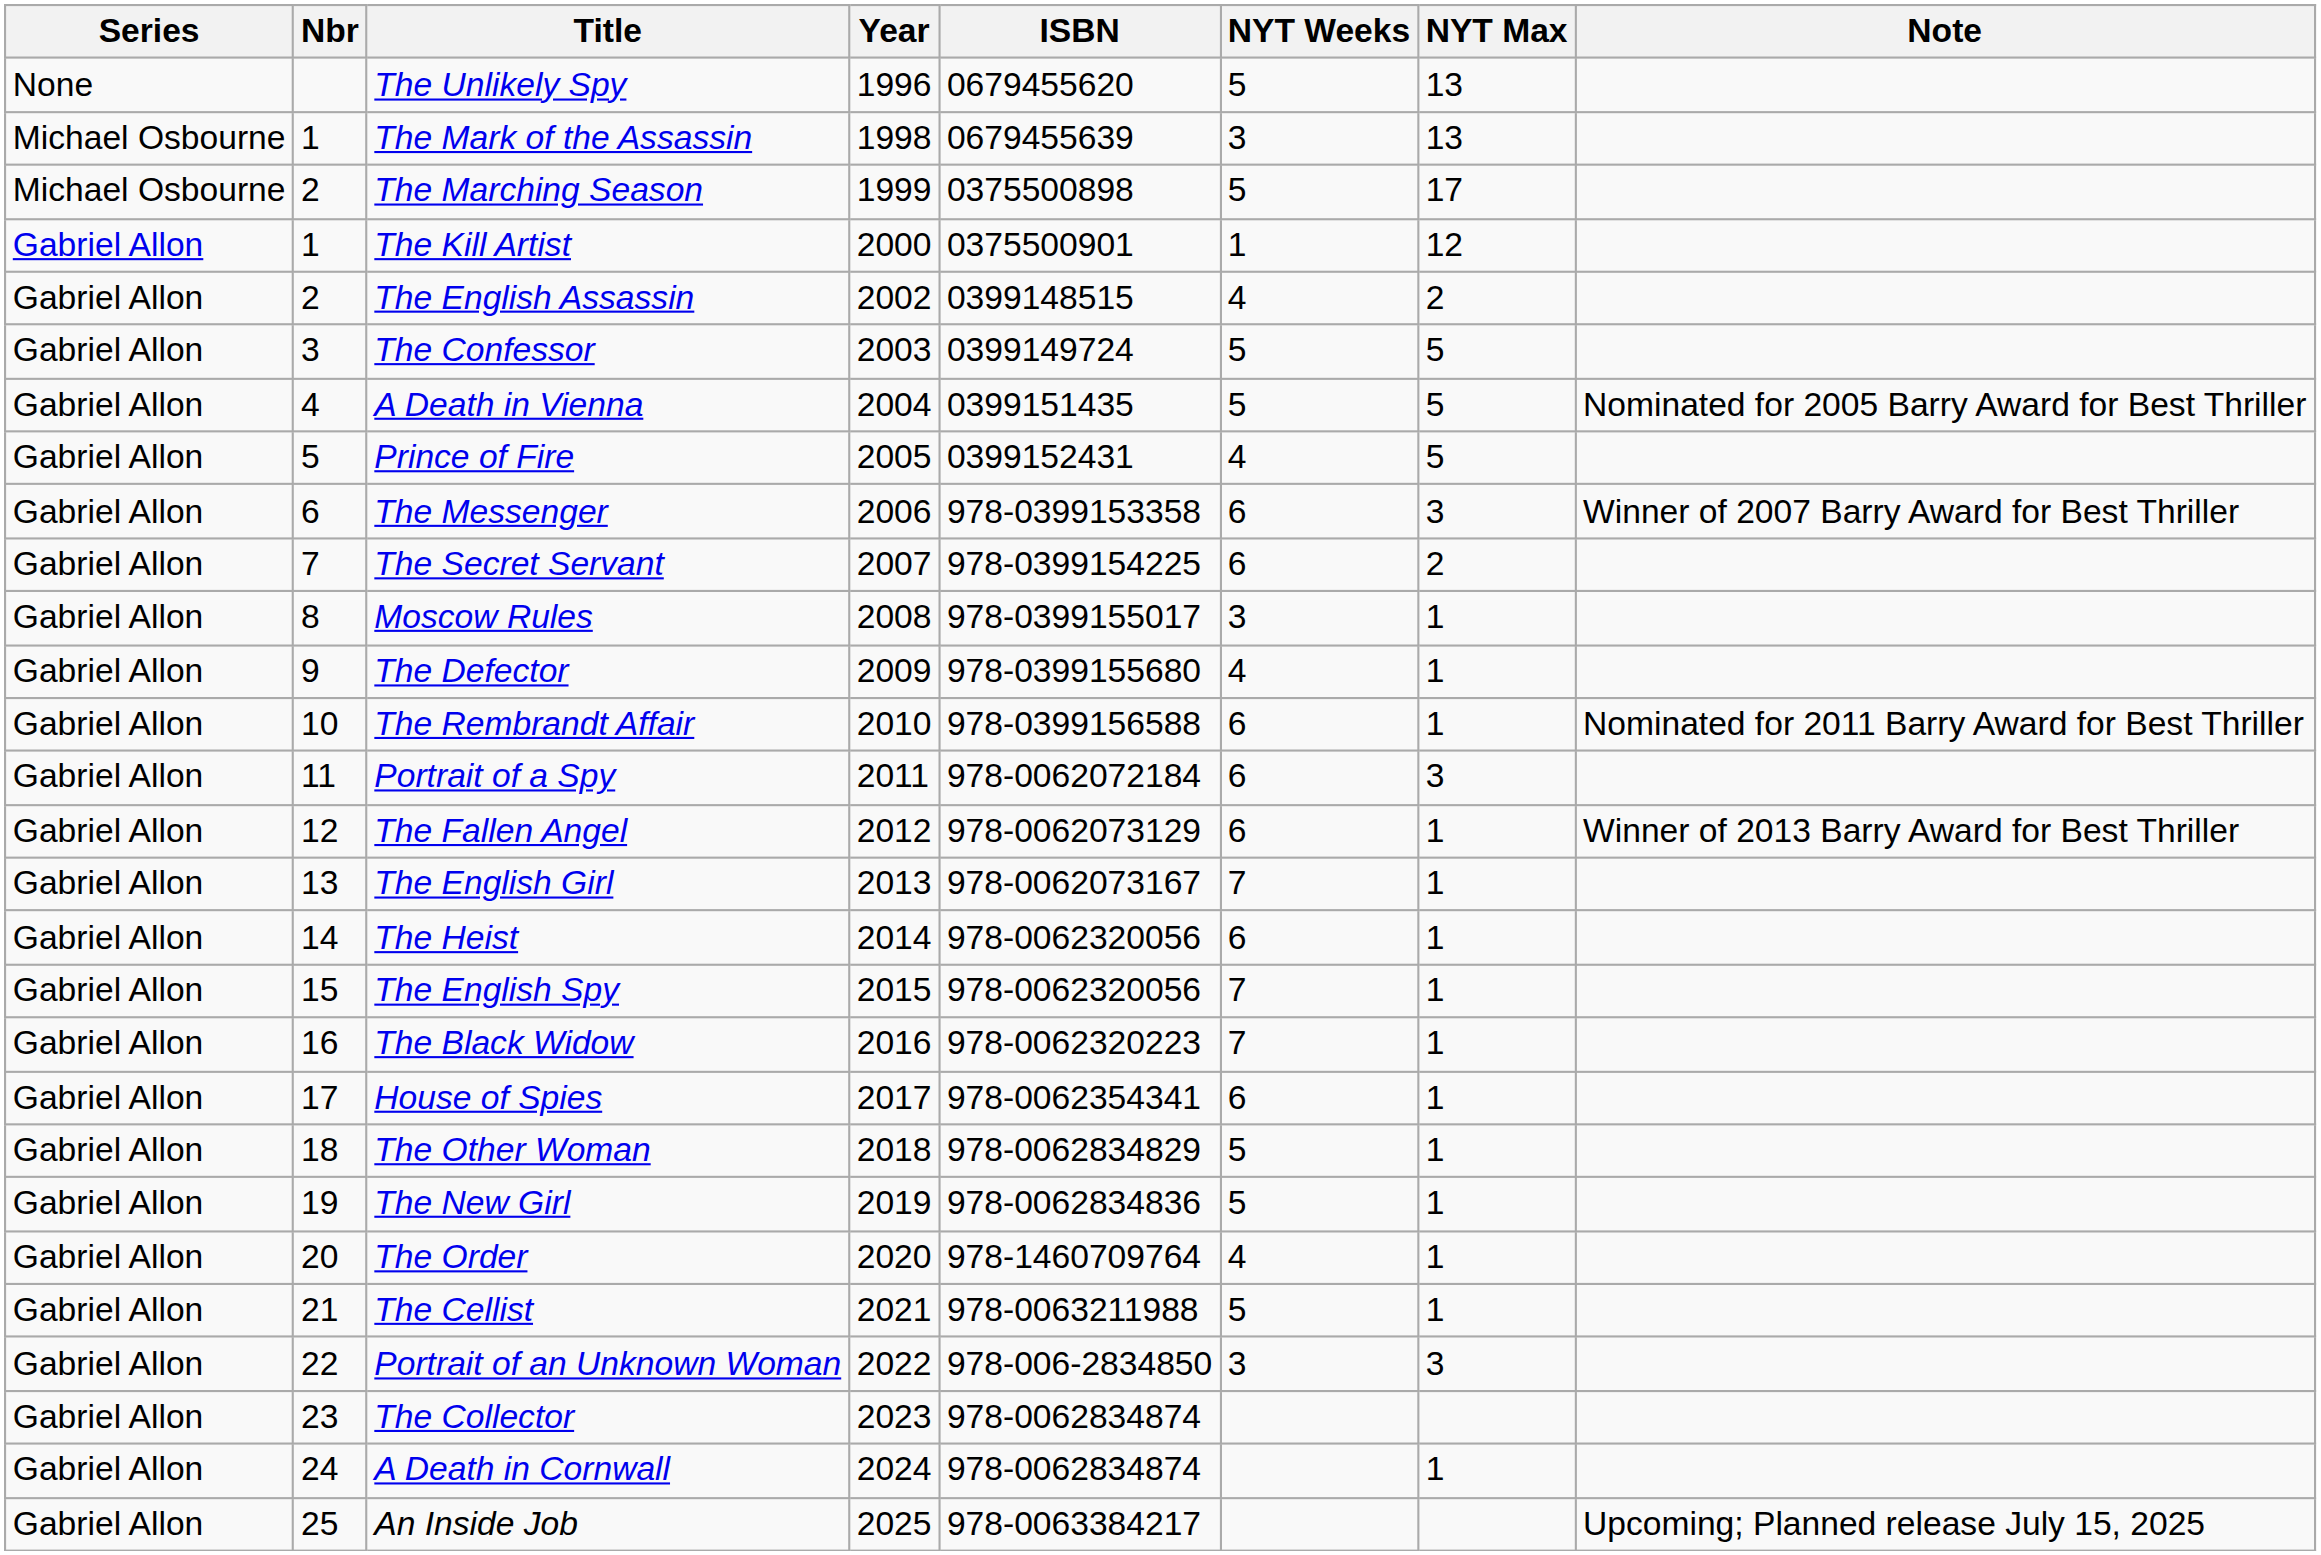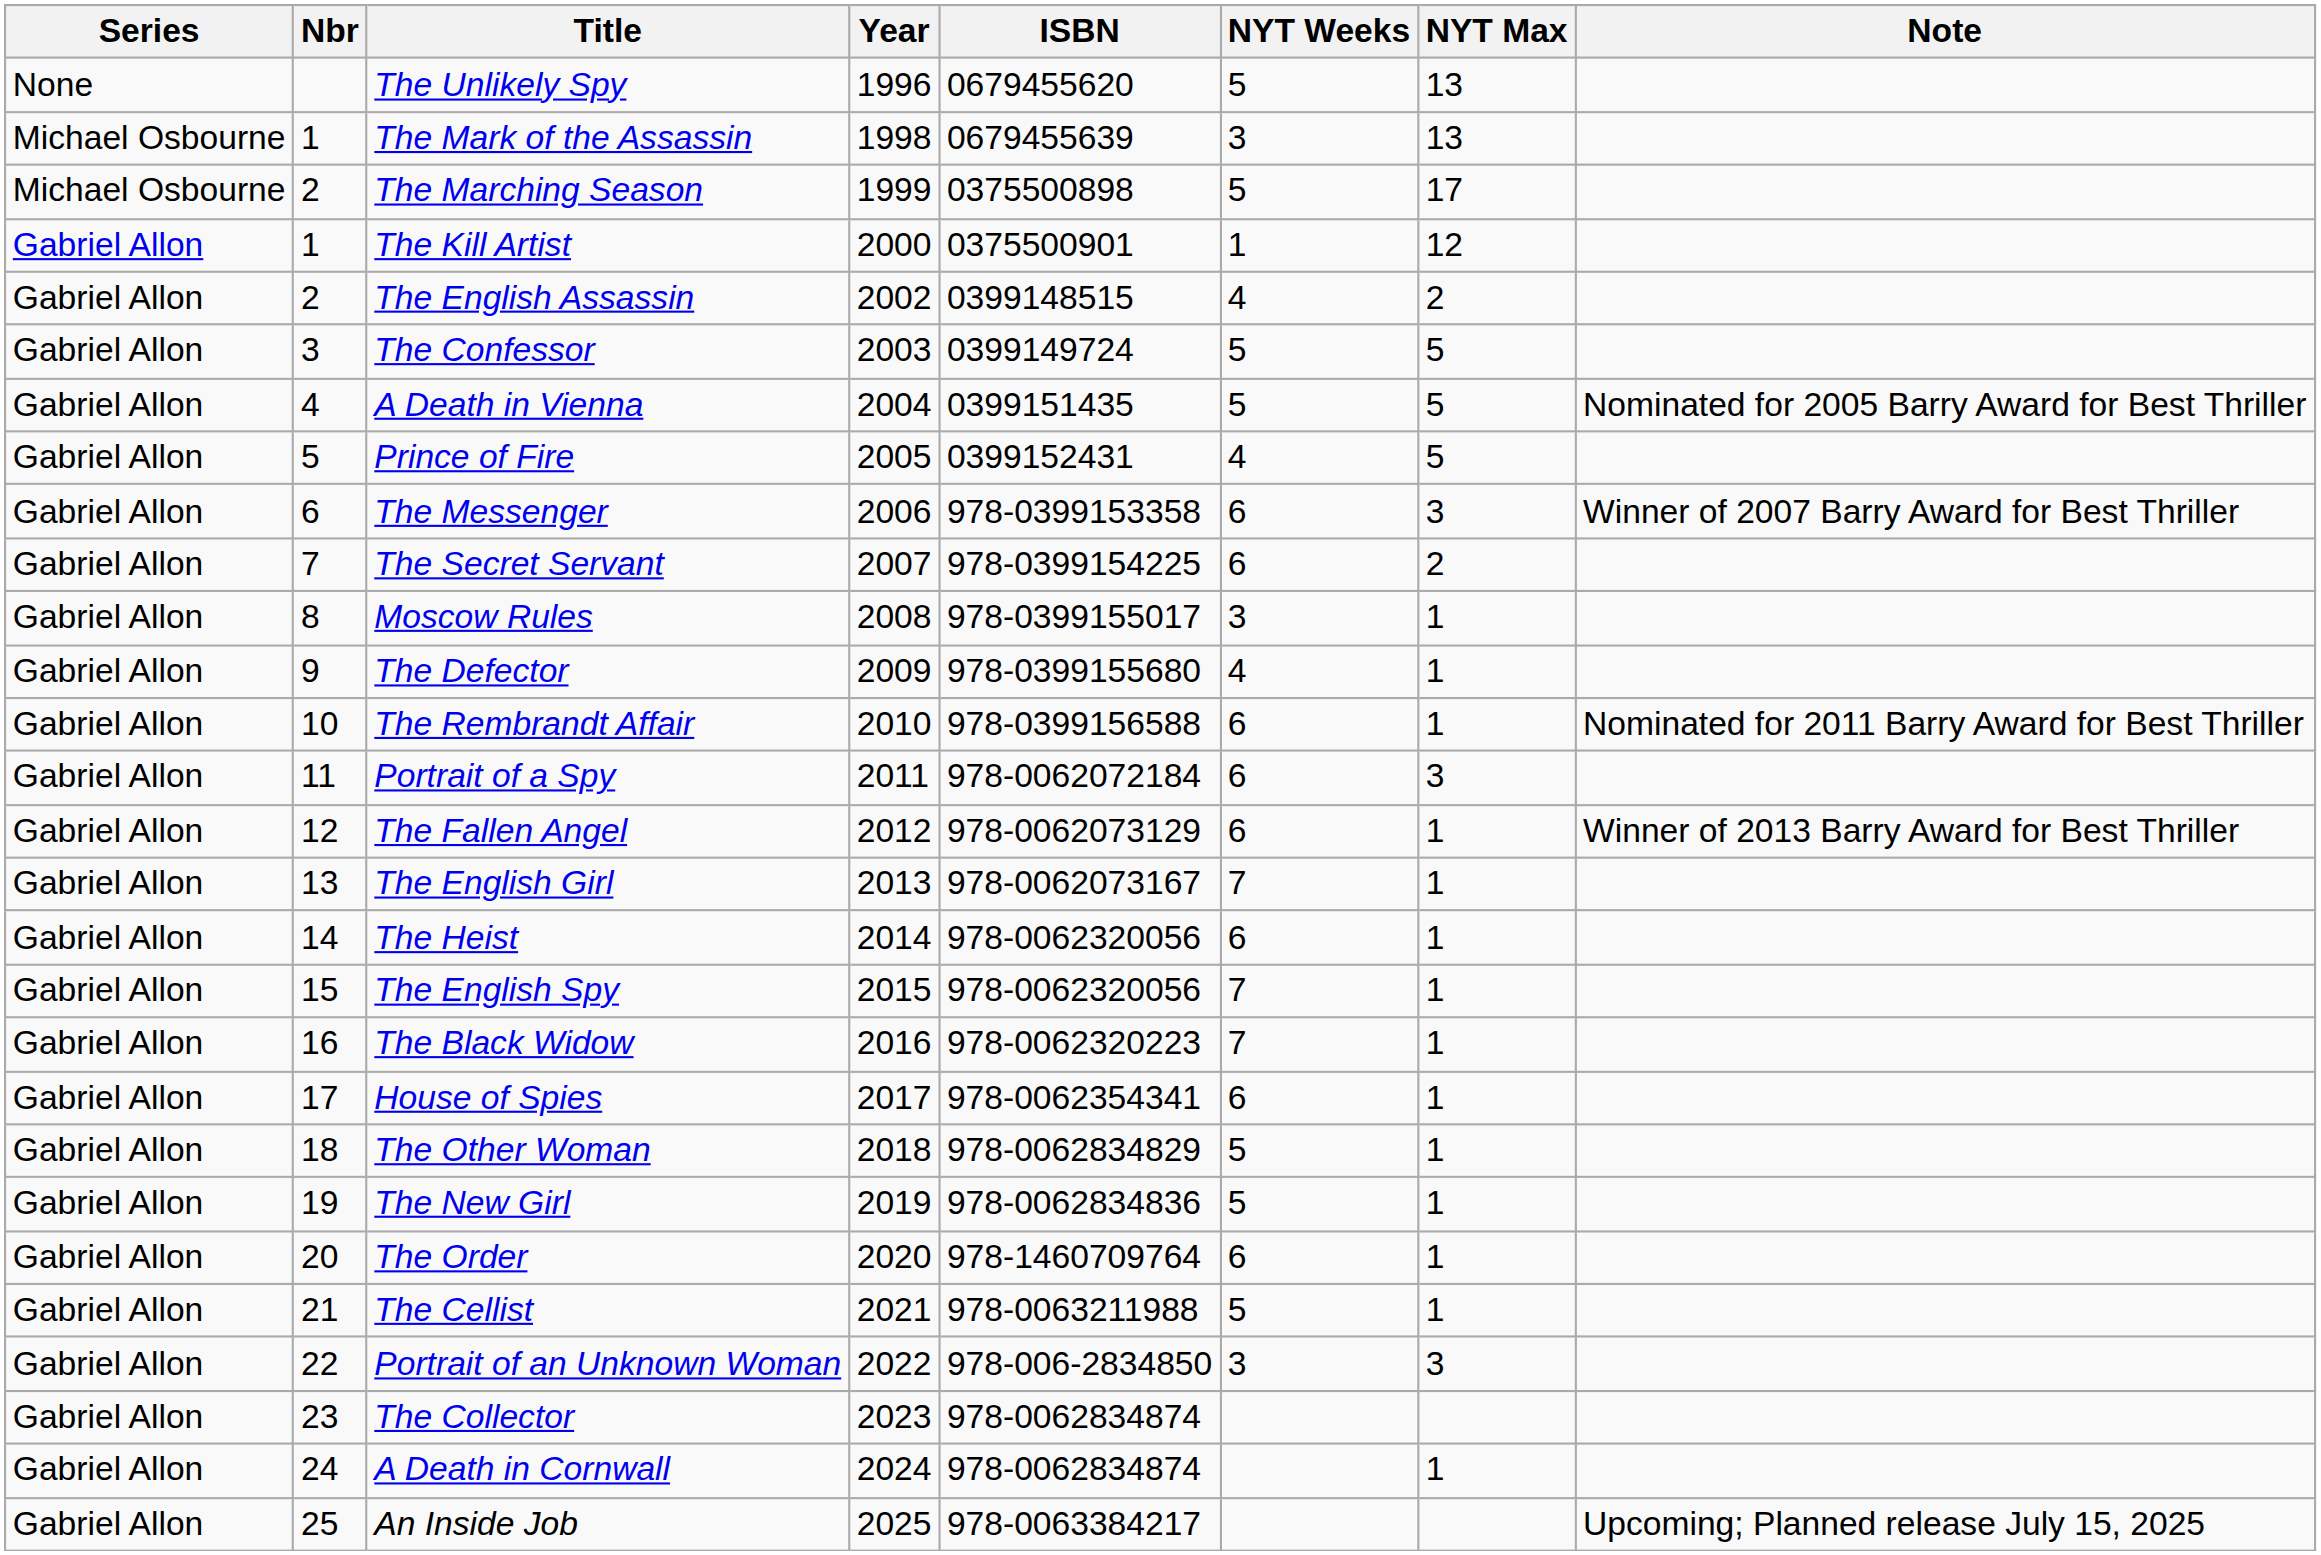(1237, 1256) 4 -> (1237, 1256) 6
